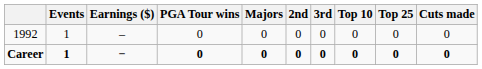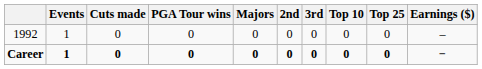columns swapped: (447, 14) <-> (122, 14)
